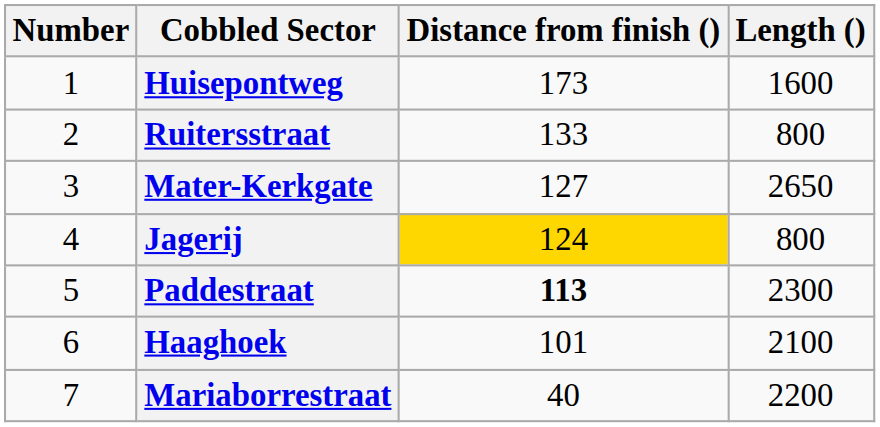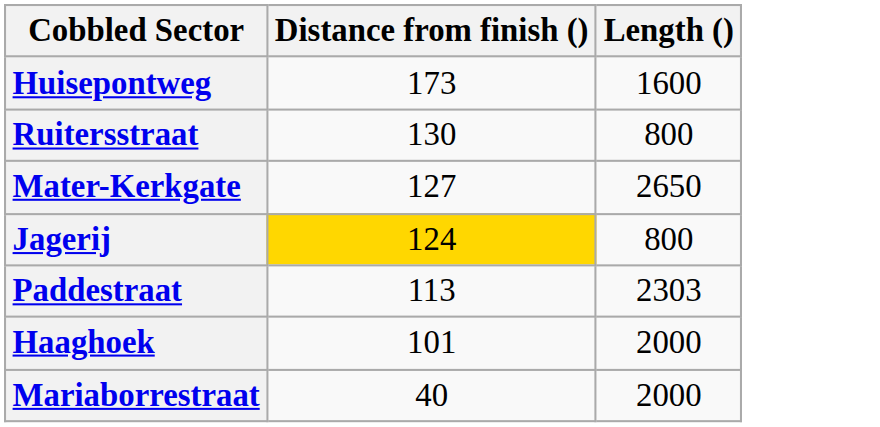- column: (71, 30)
(563, 134) 133 -> (432, 134) 130
(563, 290) bold -> (432, 290) normal
(801, 290) 2300 -> (669, 290) 2303
(801, 342) 2100 -> (669, 342) 2000
(801, 394) 2200 -> (669, 394) 2000
